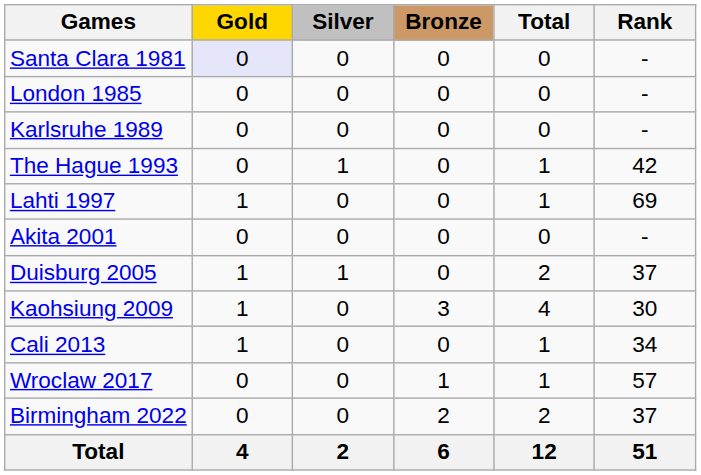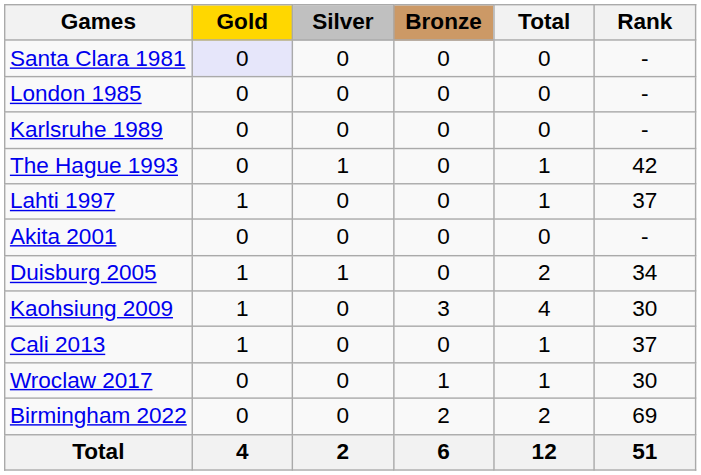(645, 201) 69 -> (645, 201) 37
(645, 272) 37 -> (645, 272) 34
(645, 344) 34 -> (645, 344) 37
(645, 380) 57 -> (645, 380) 30
(645, 415) 37 -> (645, 415) 69
